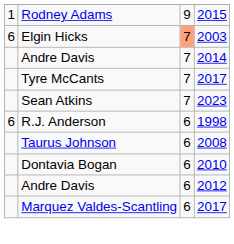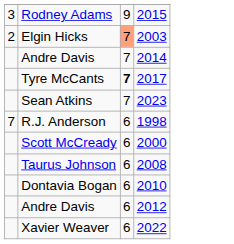(11, 15) 1 -> (11, 15) 3
(11, 36) 6 -> (11, 36) 2
(187, 79) normal -> (127, 79) bold
(11, 121) 6 -> (11, 121) 7
+ row: (69, 143)
- row: (99, 206)
+ row: (65, 228)
